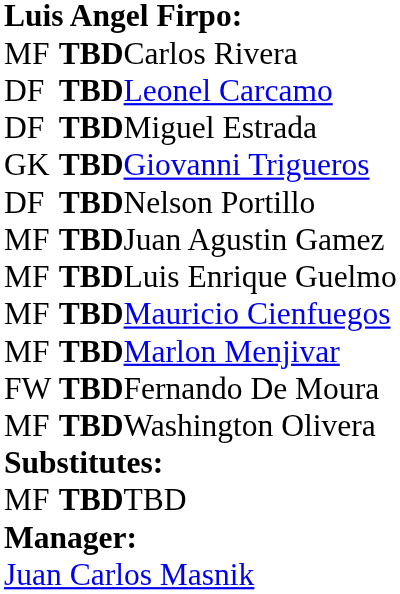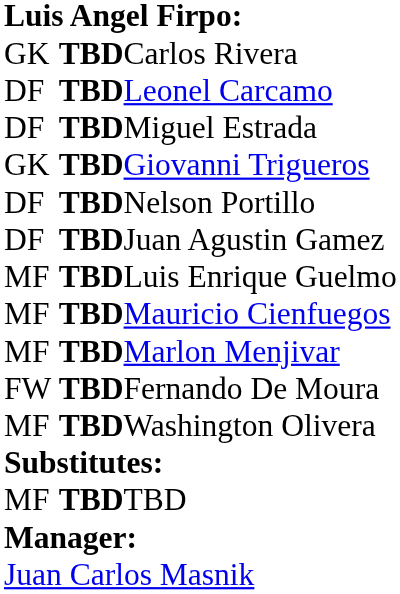(27, 53) MF -> (27, 53) GK
(27, 239) MF -> (24, 239) DF
